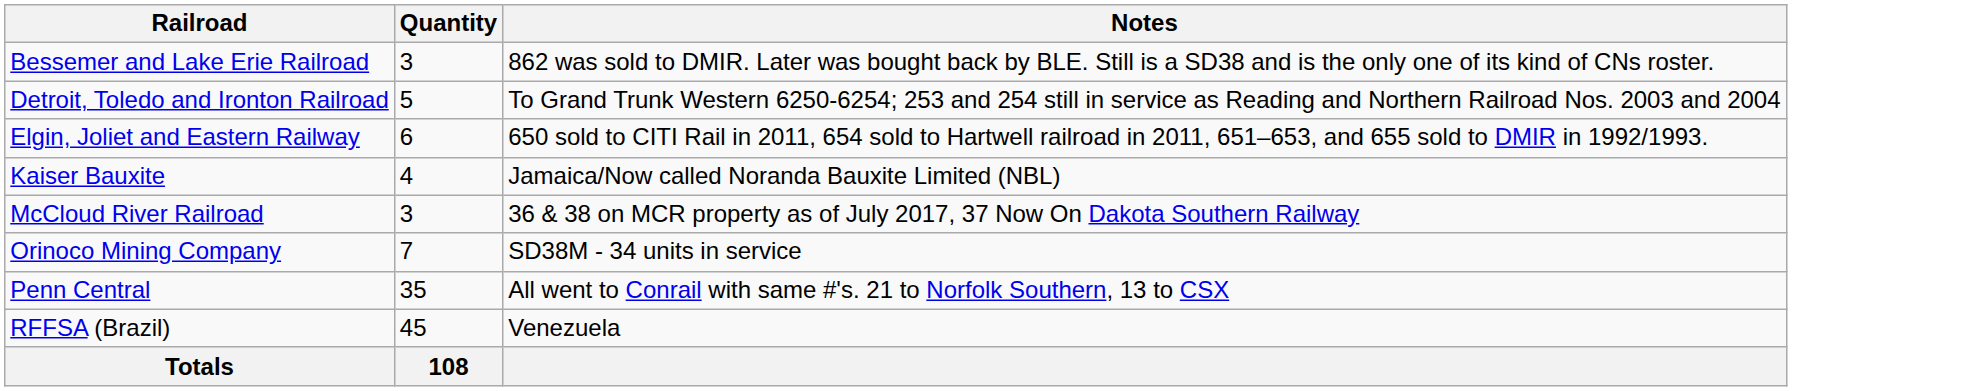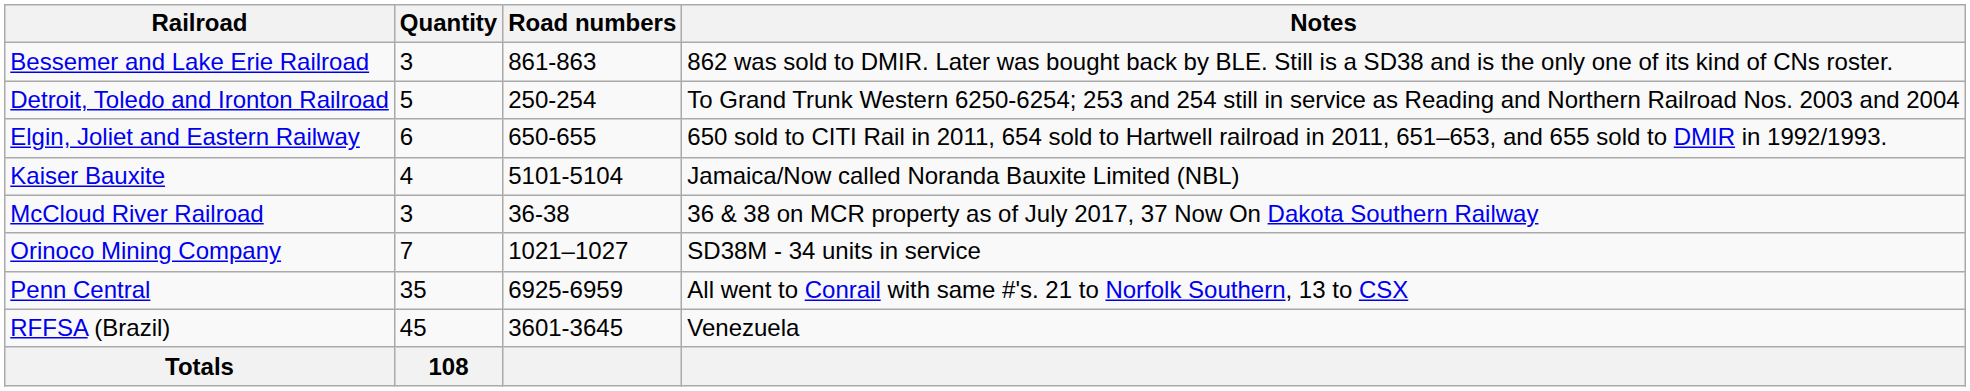+ column: (592, 23)
